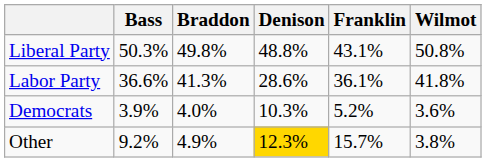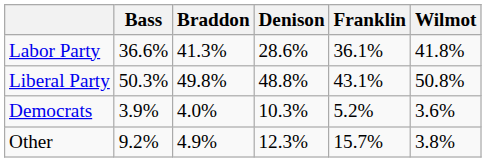rows swapped: (55, 80) <-> (59, 50)
(283, 141) gold background -> (283, 141) no background
